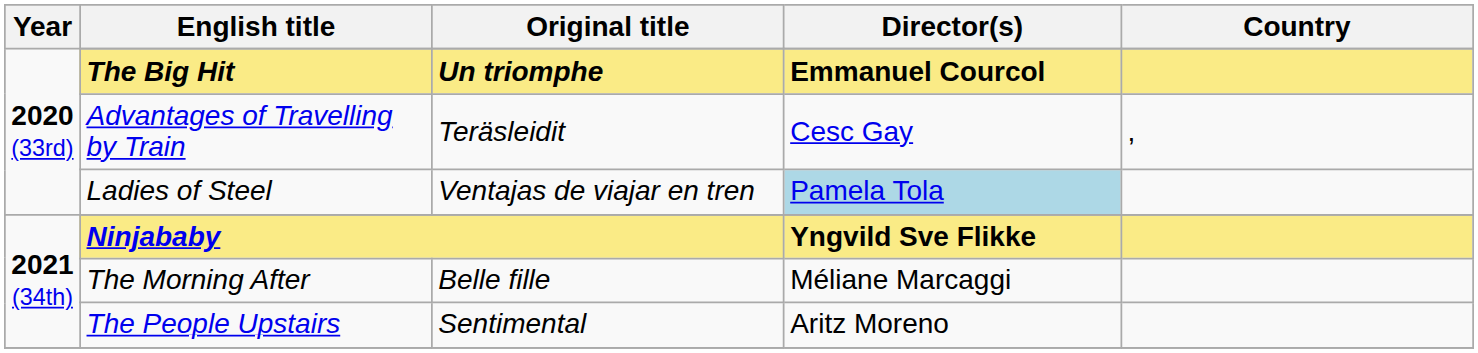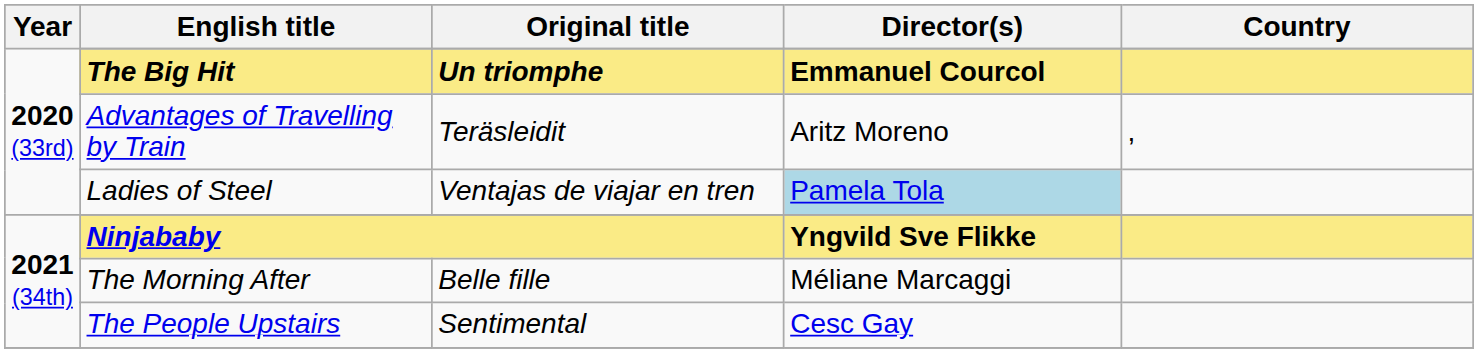(852, 131) Cesc Gay -> (870, 131) Aritz Moreno
(870, 324) Aritz Moreno -> (852, 324) Cesc Gay
